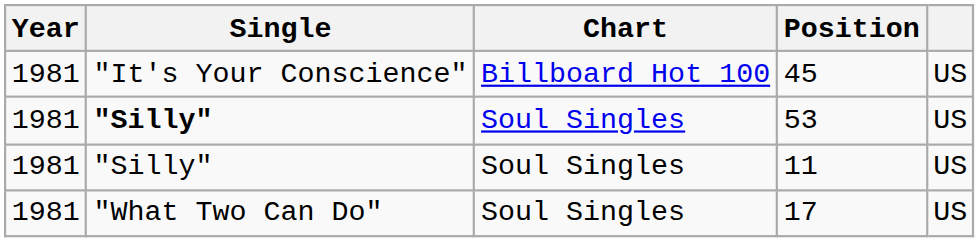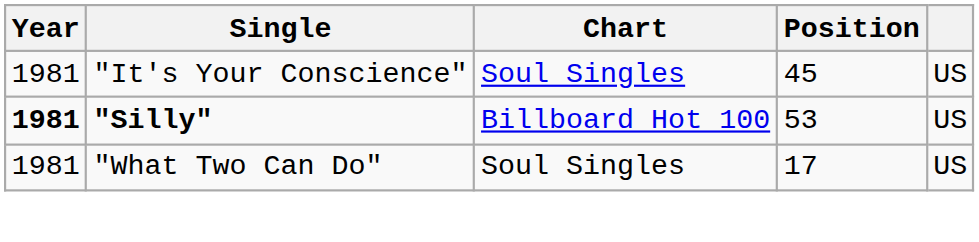(626, 74) Billboard Hot 100 -> (583, 74) Soul Singles
(46, 121) normal -> (46, 121) bold
(583, 121) Soul Singles -> (626, 121) Billboard Hot 100
- row: (801, 167)
